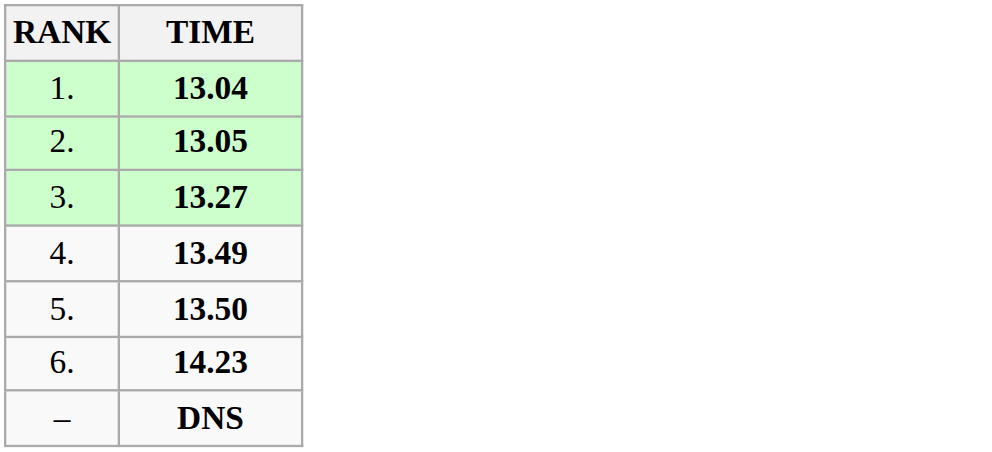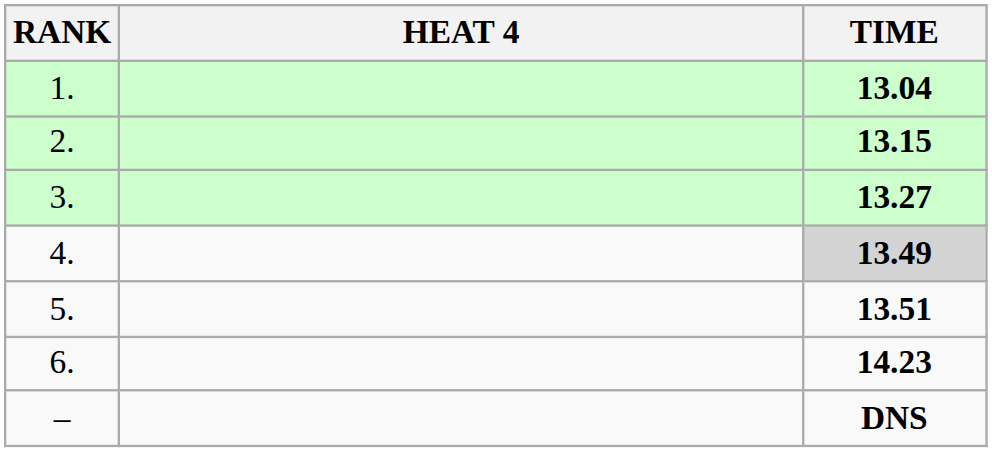+ column: (461, 32)
(210, 142) 13.05 -> (894, 142) 13.15
(210, 252) no background -> (894, 252) lightgrey background
(210, 307) 13.50 -> (894, 307) 13.51
